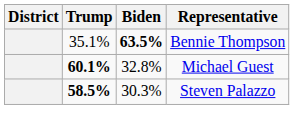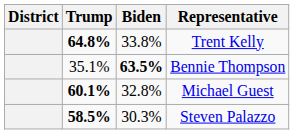+ row: (228, 41)
